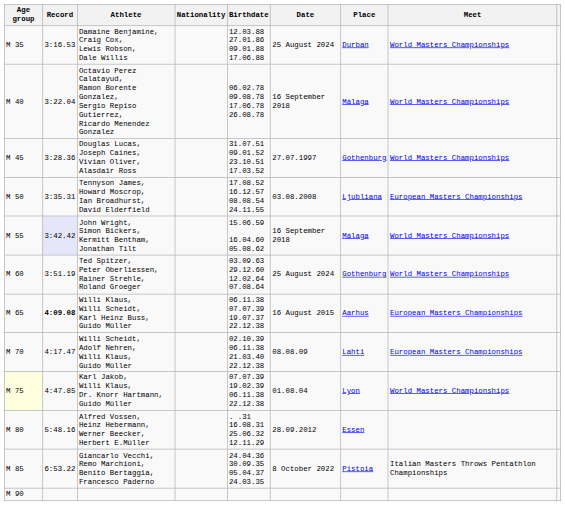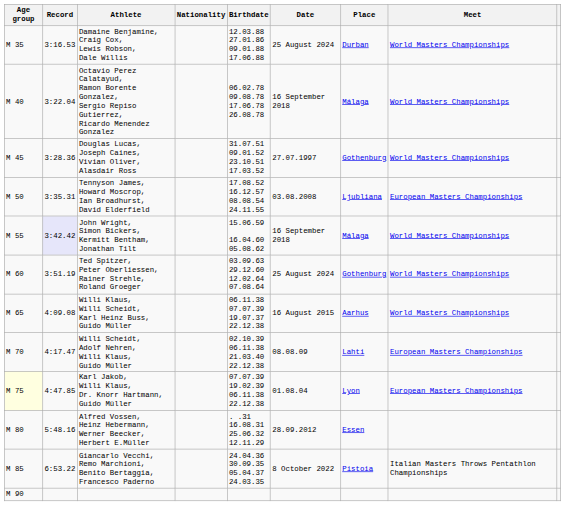(60, 313) bold -> (60, 313) normal
(456, 313) European Masters Championships -> (450, 313) World Masters Championships
(450, 391) World Masters Championships -> (456, 391) European Masters Championships
